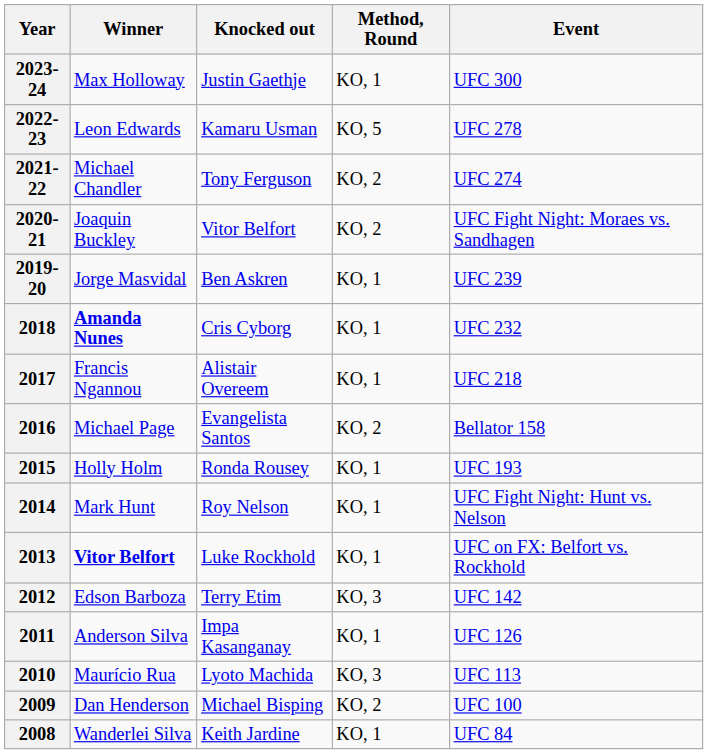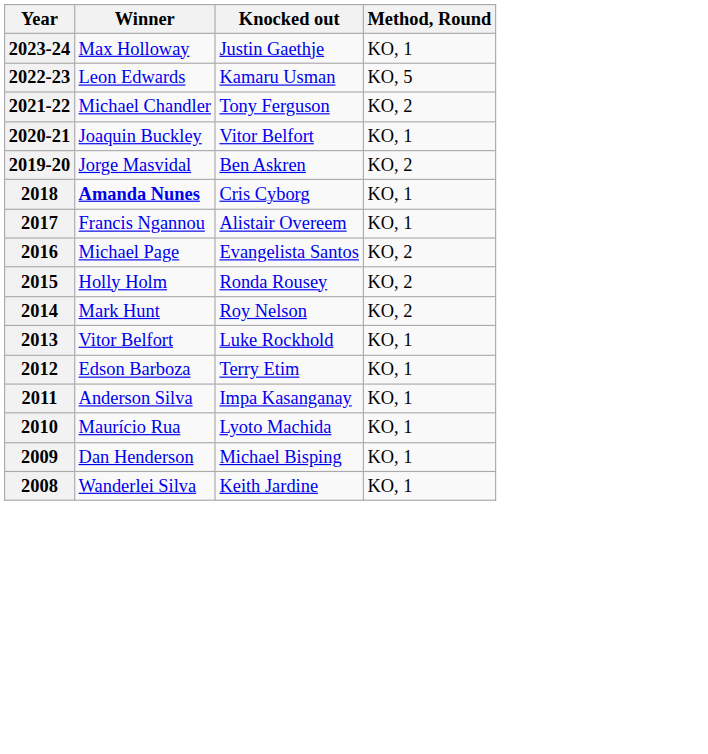- column: (576, 29)
(359, 228) KO, 2 -> (390, 135) KO, 1
(359, 278) KO, 1 -> (390, 164) KO, 2
(359, 468) KO, 1 -> (390, 281) KO, 2
(359, 507) KO, 1 -> (390, 310) KO, 2
(124, 557) bold -> (126, 340) normal
(359, 596) KO, 3 -> (390, 369) KO, 1
(359, 676) KO, 3 -> (390, 427) KO, 1
(359, 705) KO, 2 -> (390, 456) KO, 1
